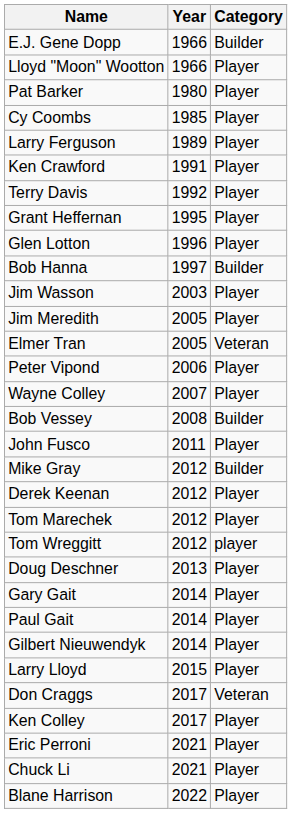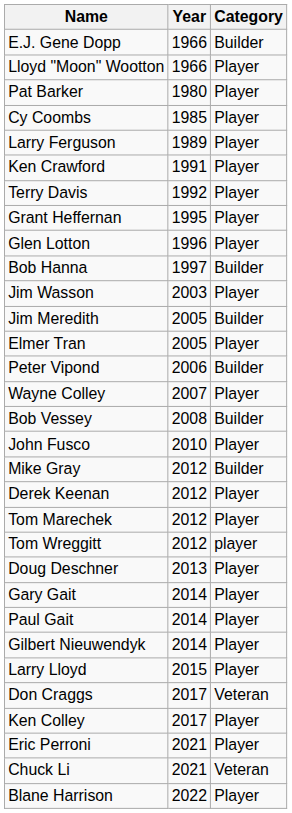(237, 318) Player -> (239, 318) Builder
(242, 343) Veteran -> (237, 343) Player
(237, 368) Player -> (239, 368) Builder
(189, 444) 2011 -> (189, 444) 2010
(237, 770) Player -> (242, 770) Veteran
